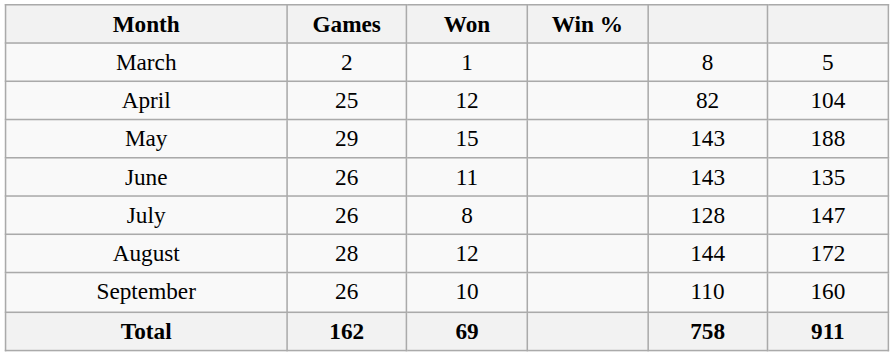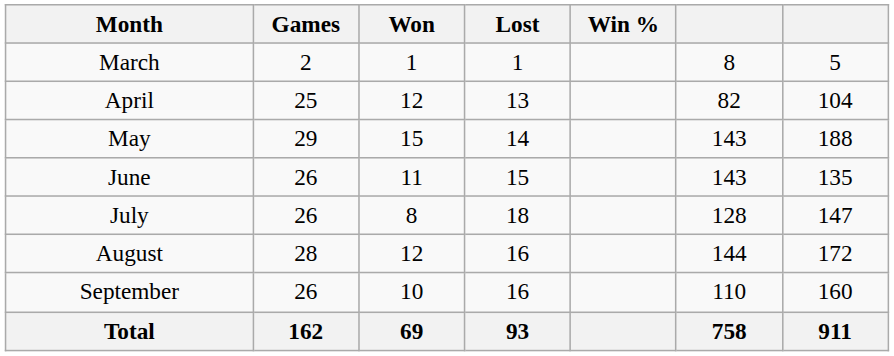+ column: (517, 23)
